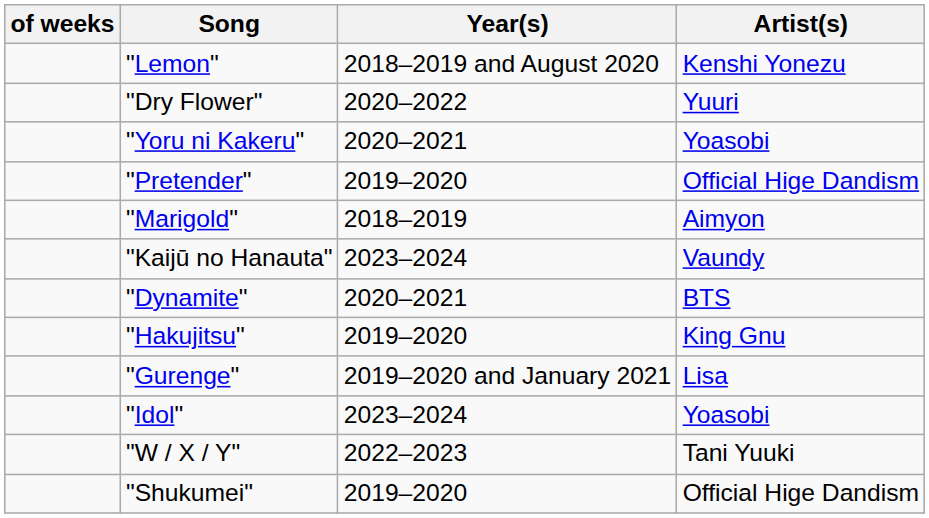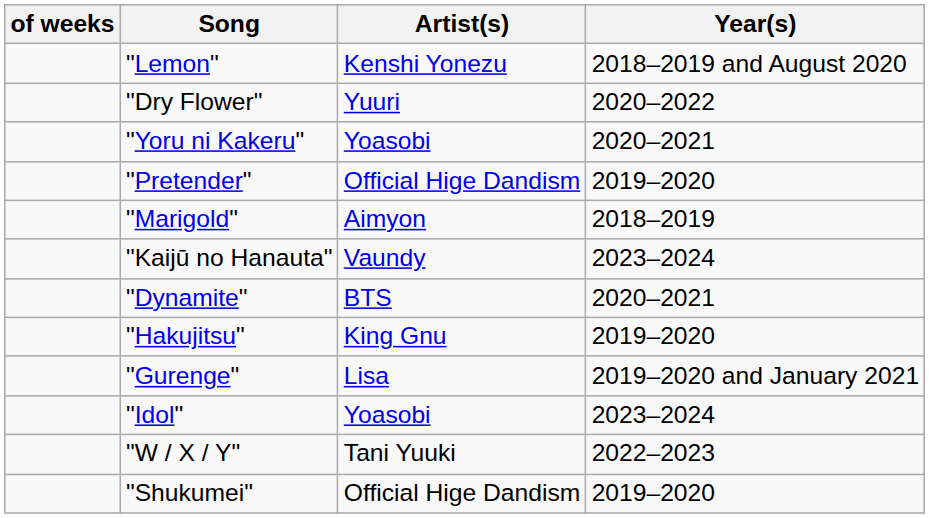columns swapped: (801, 24) <-> (508, 24)
